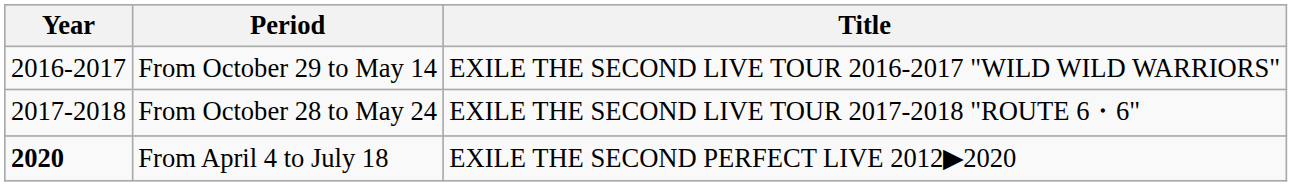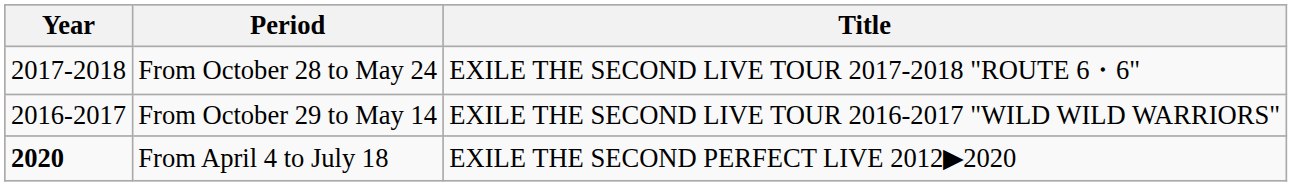rows swapped: (288, 67) <-> (288, 112)
